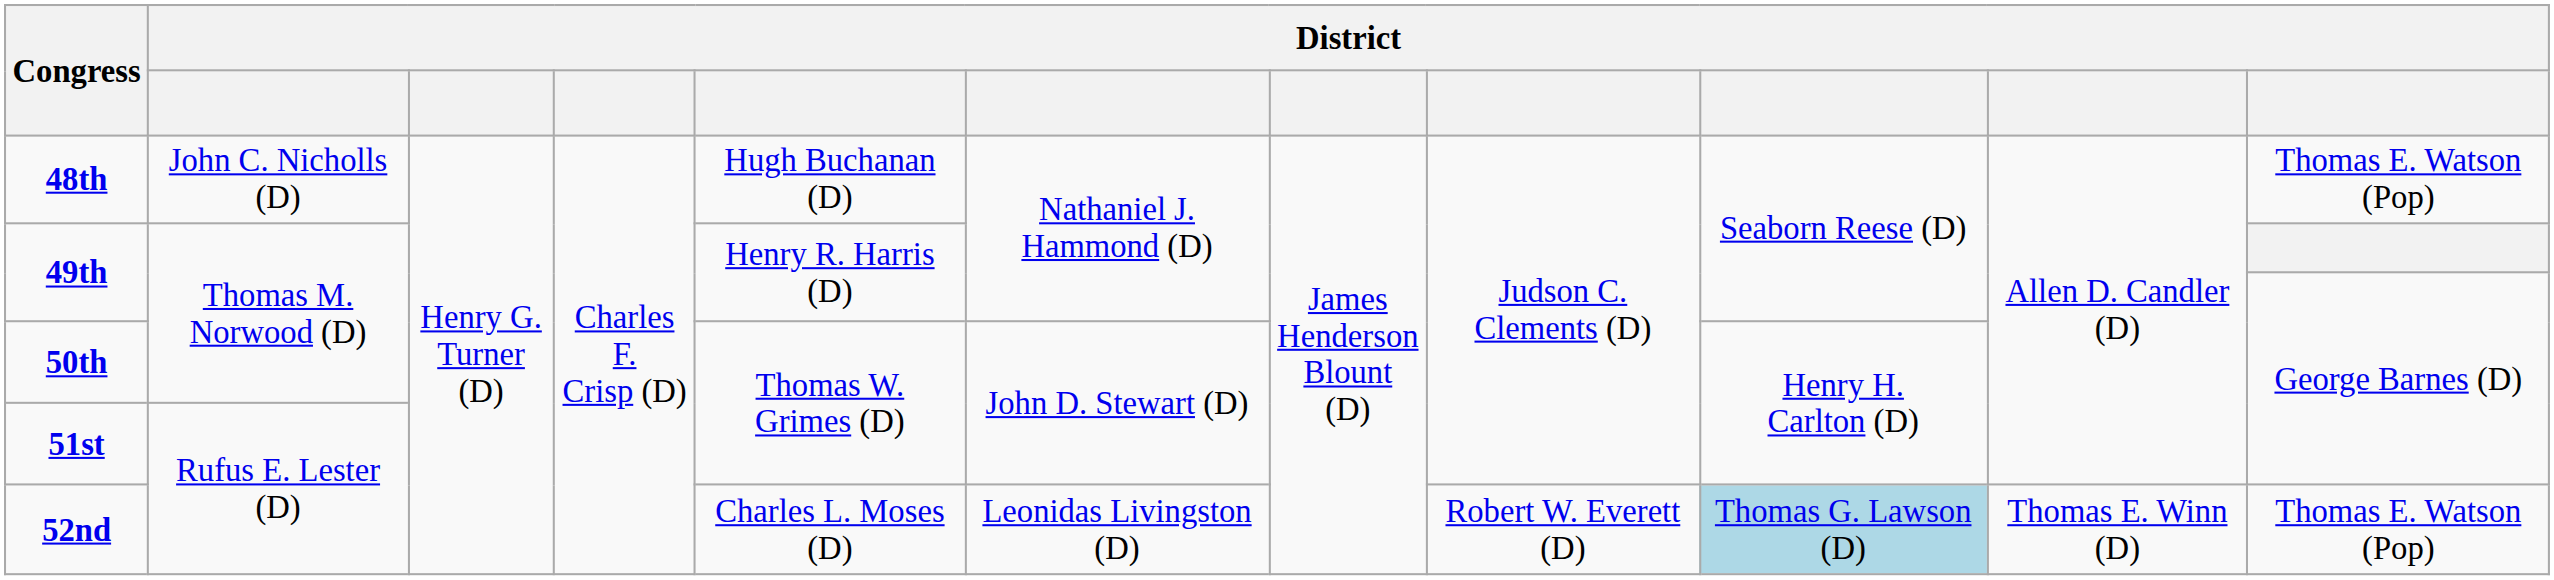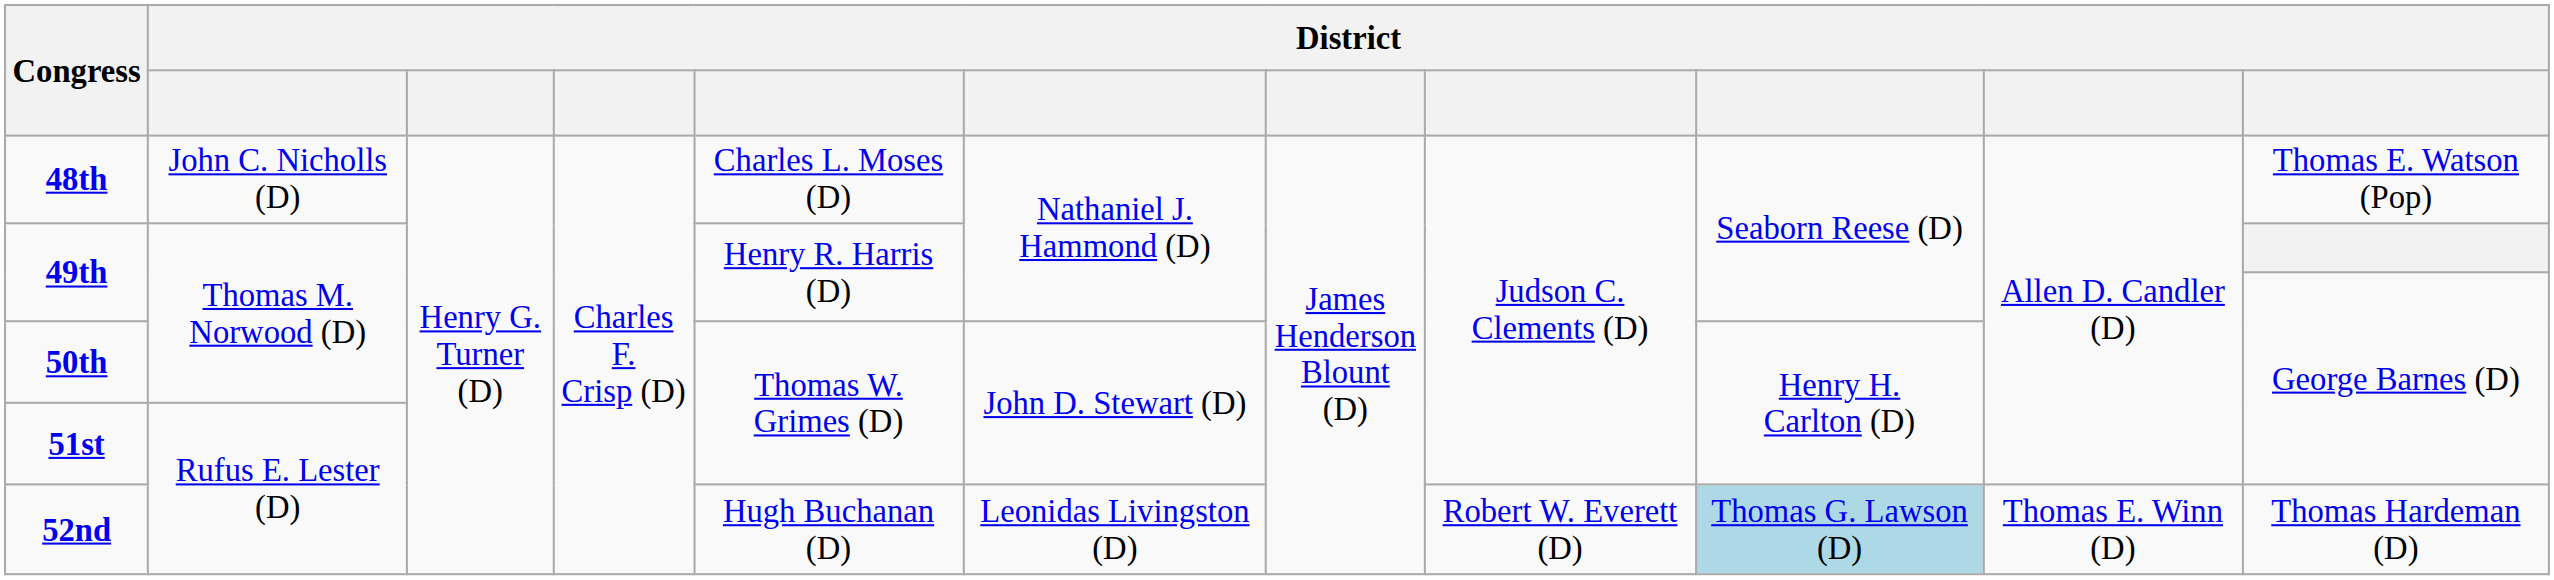(830, 179) Hugh Buchanan (D) -> (829, 179) Charles L. Moses (D)
(830, 528) Charles L. Moses (D) -> (829, 528) Hugh Buchanan (D)
(2398, 528) Thomas E. Watson (Pop) -> (2396, 528) Thomas Hardeman (D)
